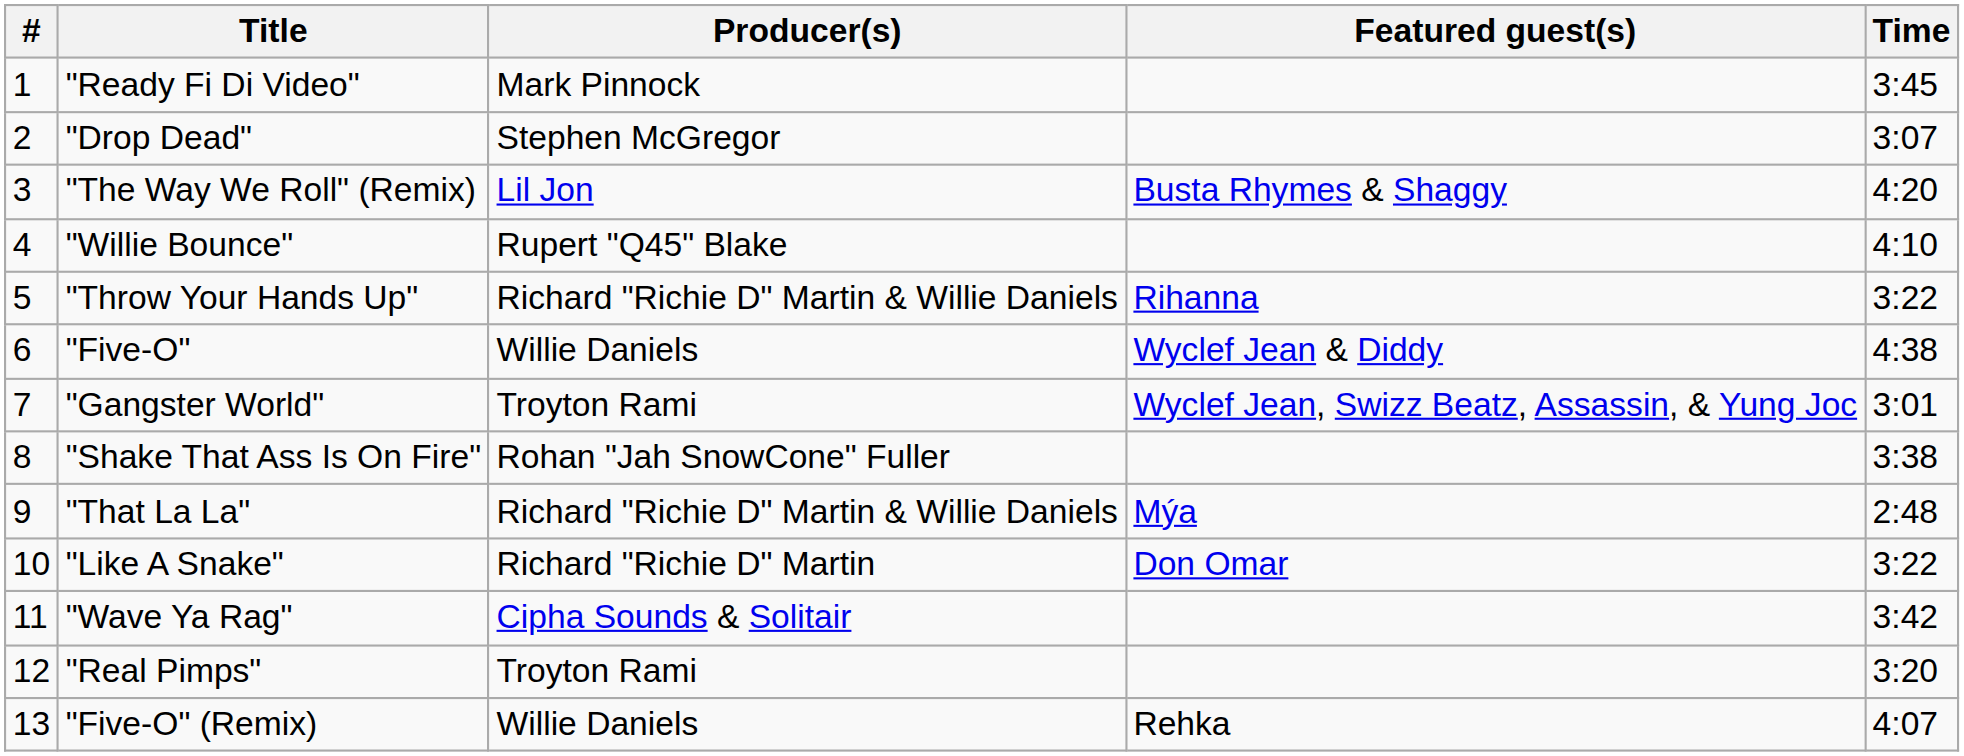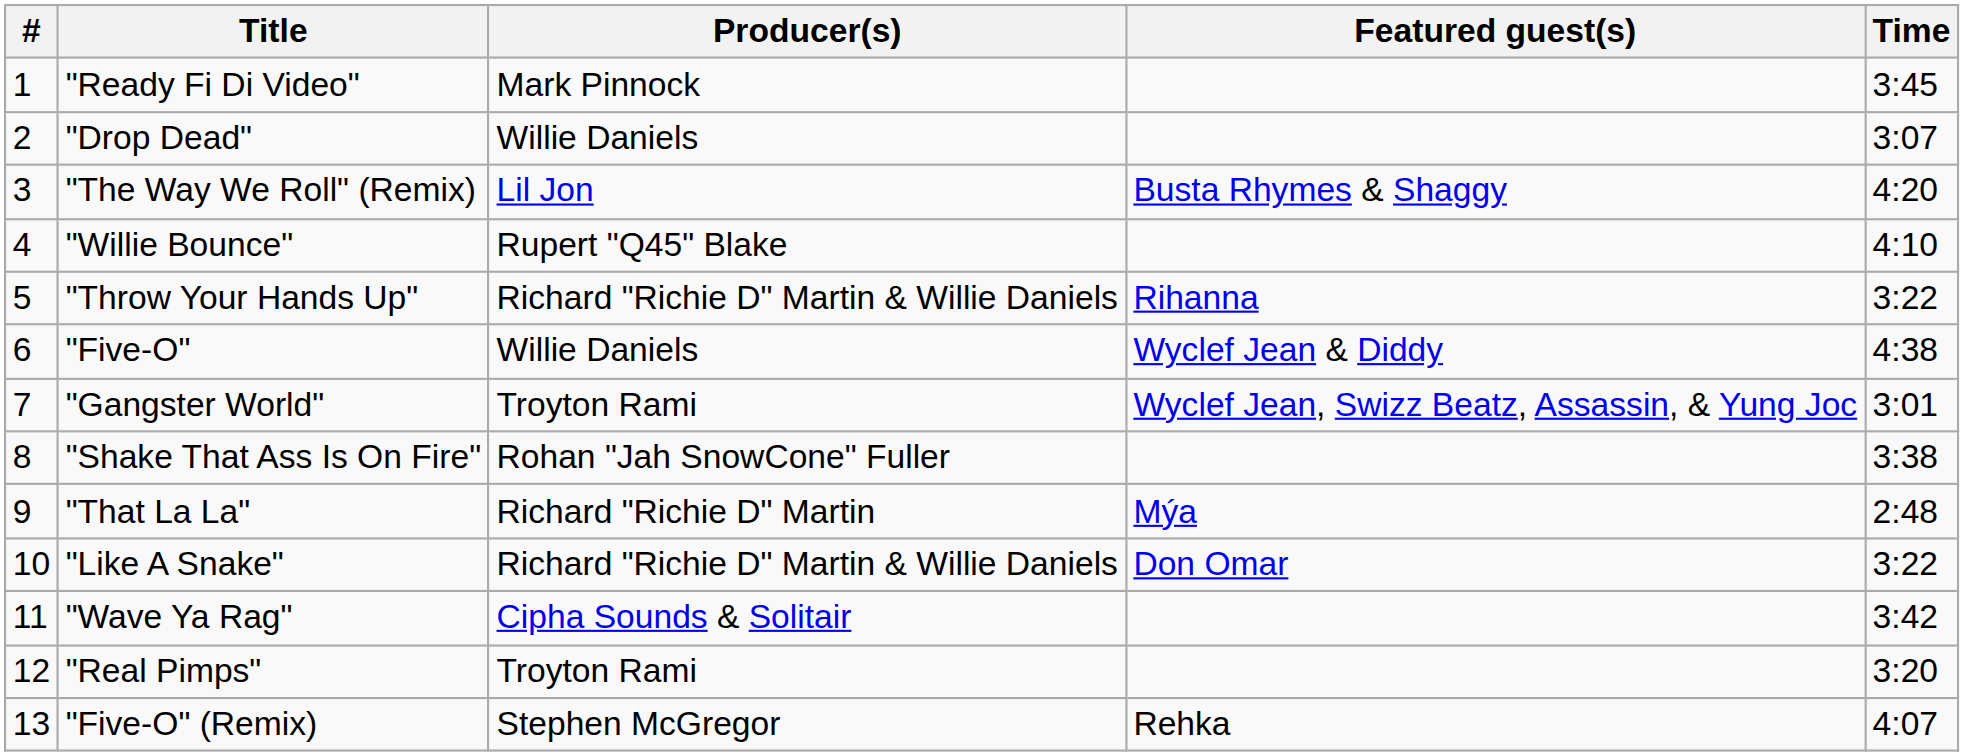(638, 137) Stephen McGregor -> (597, 137) Willie Daniels
(807, 510) Richard "Richie D" Martin & Willie Daniels -> (686, 510) Richard "Richie D" Martin
(686, 564) Richard "Richie D" Martin -> (807, 564) Richard "Richie D" Martin & Willie Daniels
(597, 723) Willie Daniels -> (638, 723) Stephen McGregor
